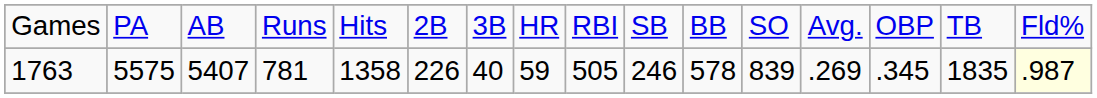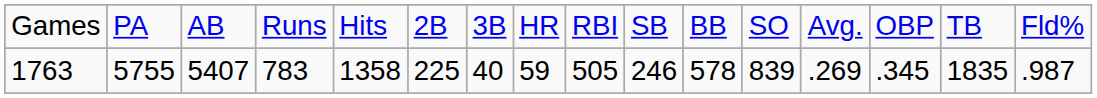(144, 70) 5575 -> (144, 70) 5755
(285, 70) 781 -> (285, 70) 783
(437, 70) 226 -> (437, 70) 225
(1048, 70) lightyellow background -> (1048, 70) no background
